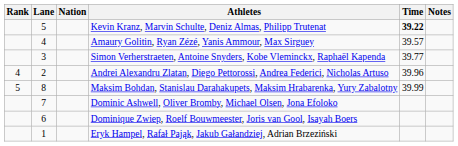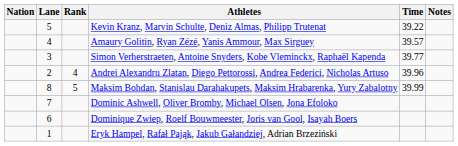columns swapped: (18, 12) <-> (72, 12)
(413, 27) bold -> (413, 27) normal
